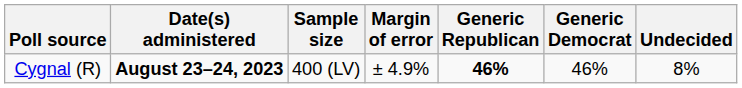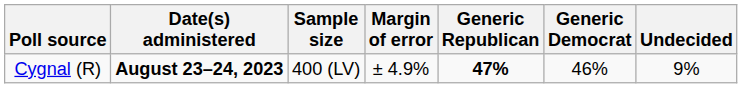(491, 68) 46% -> (491, 68) 47%
(686, 68) 8% -> (686, 68) 9%
